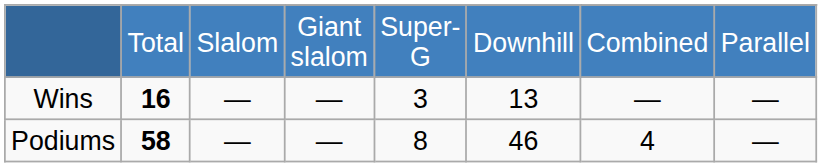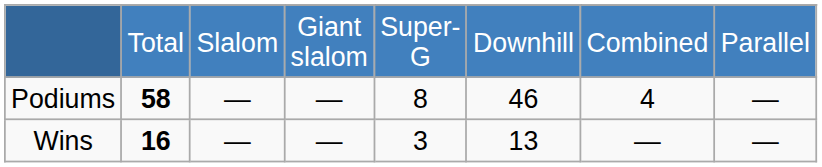rows swapped: (63, 99) <-> (63, 141)
